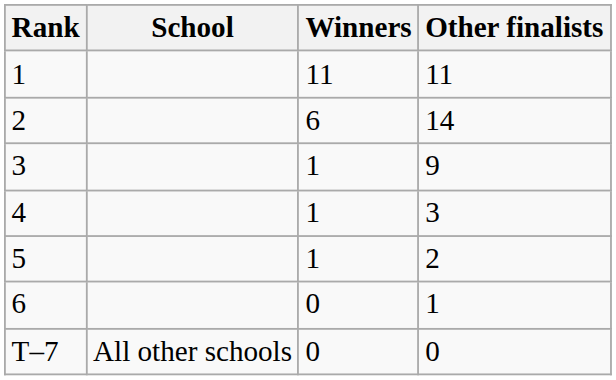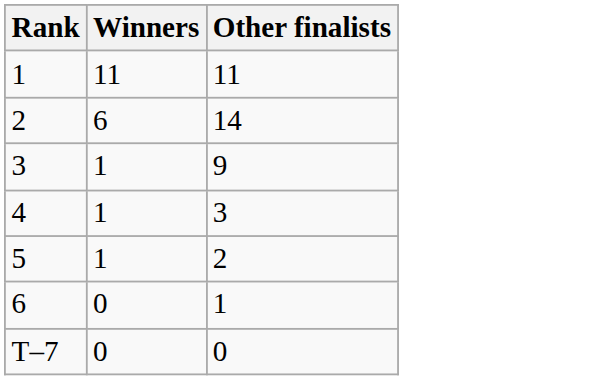- column: (193, 27)
